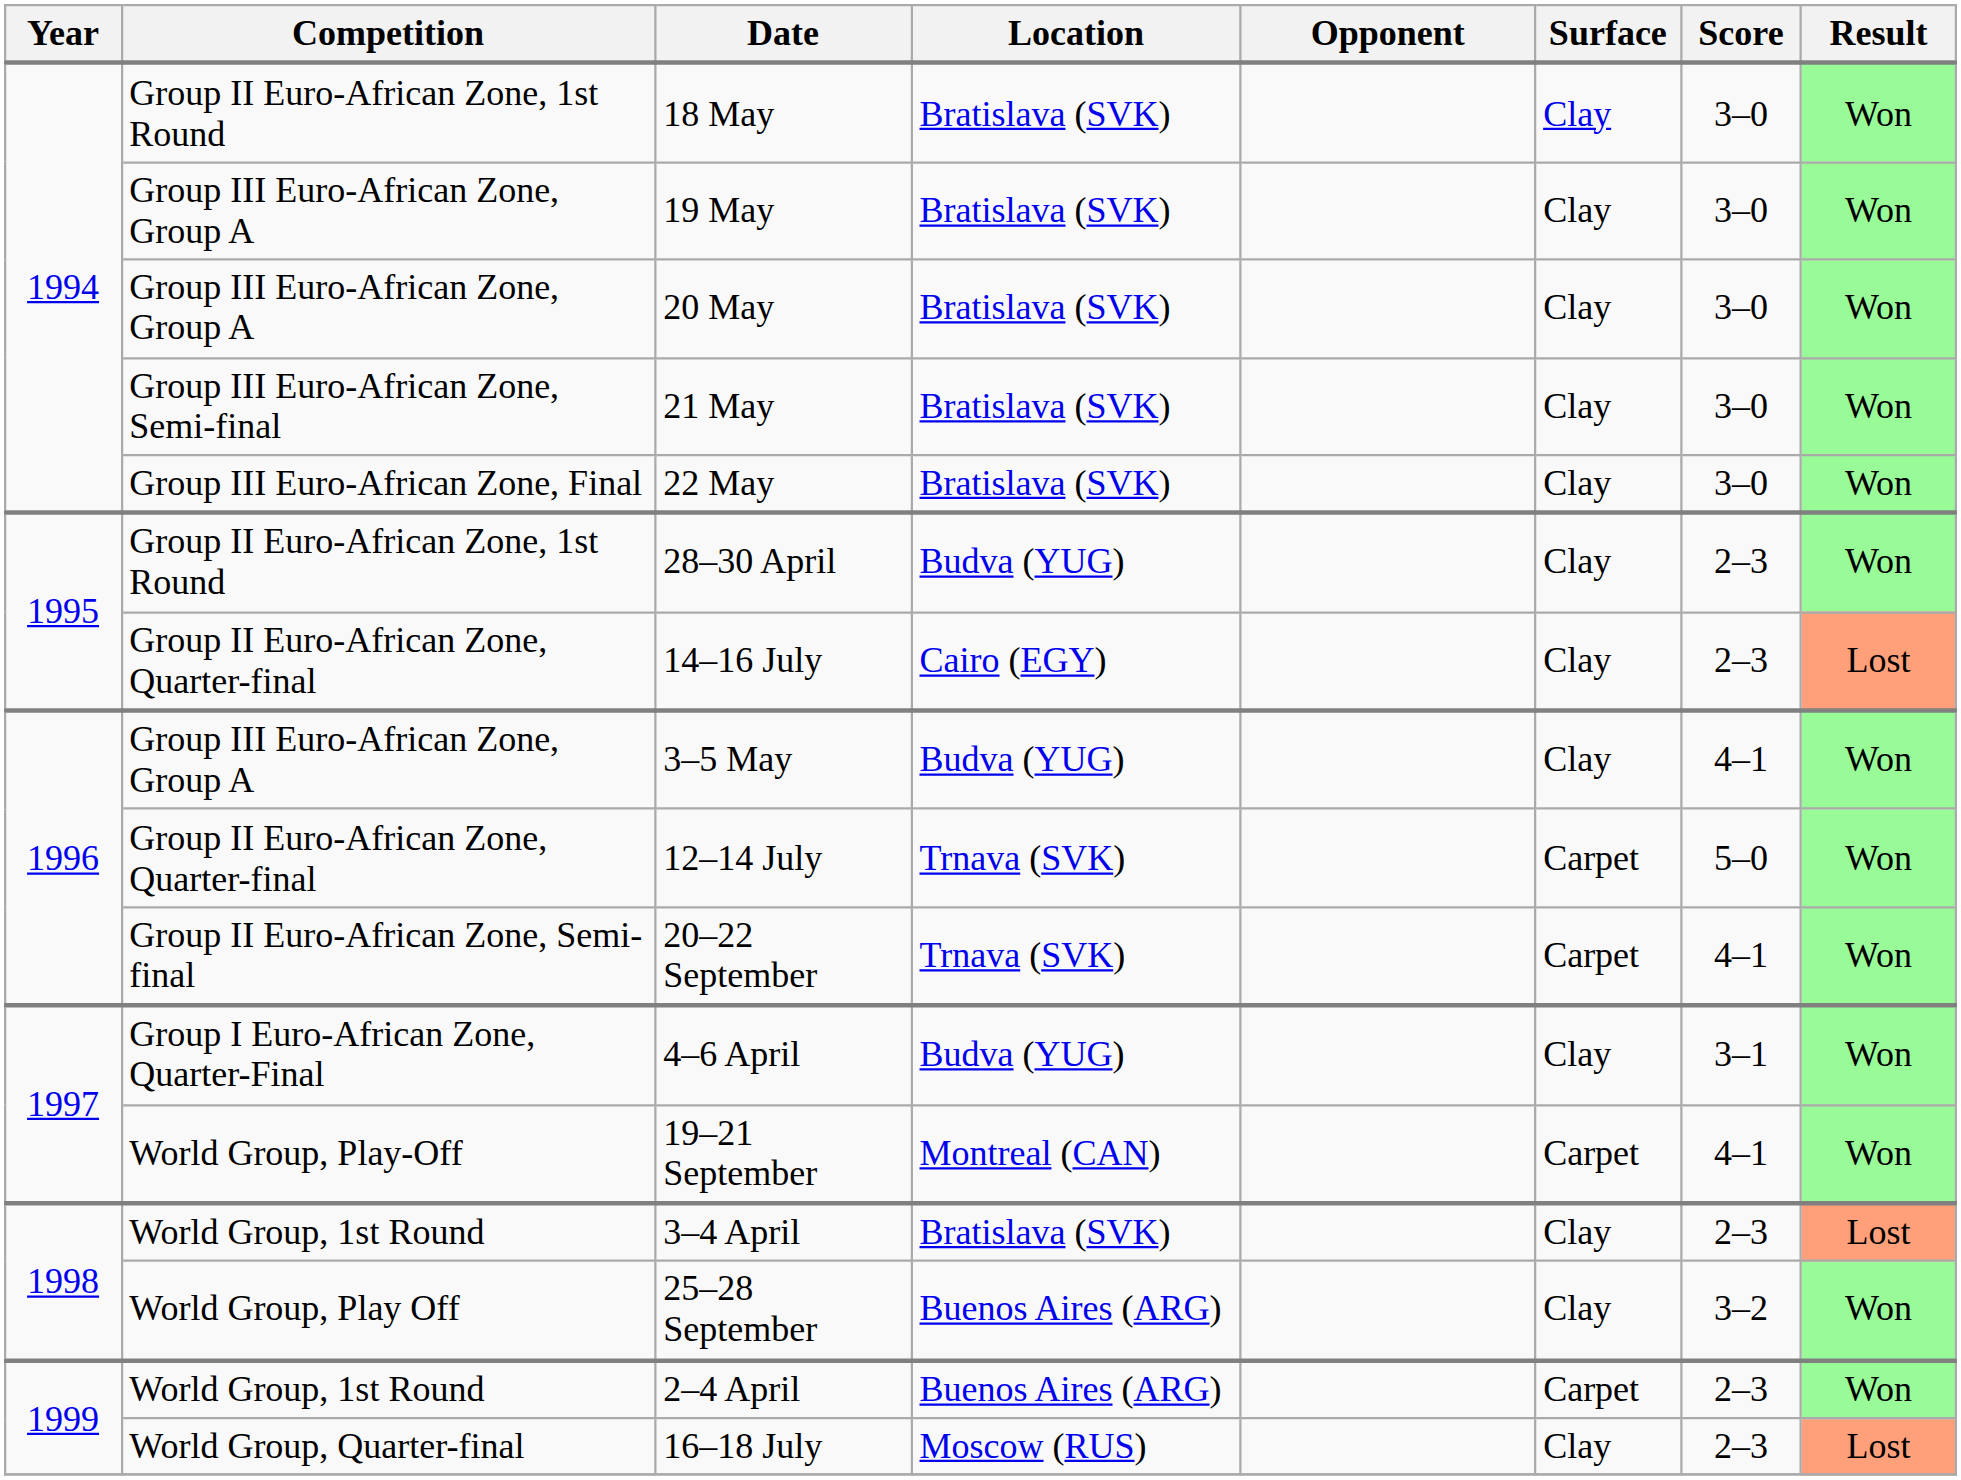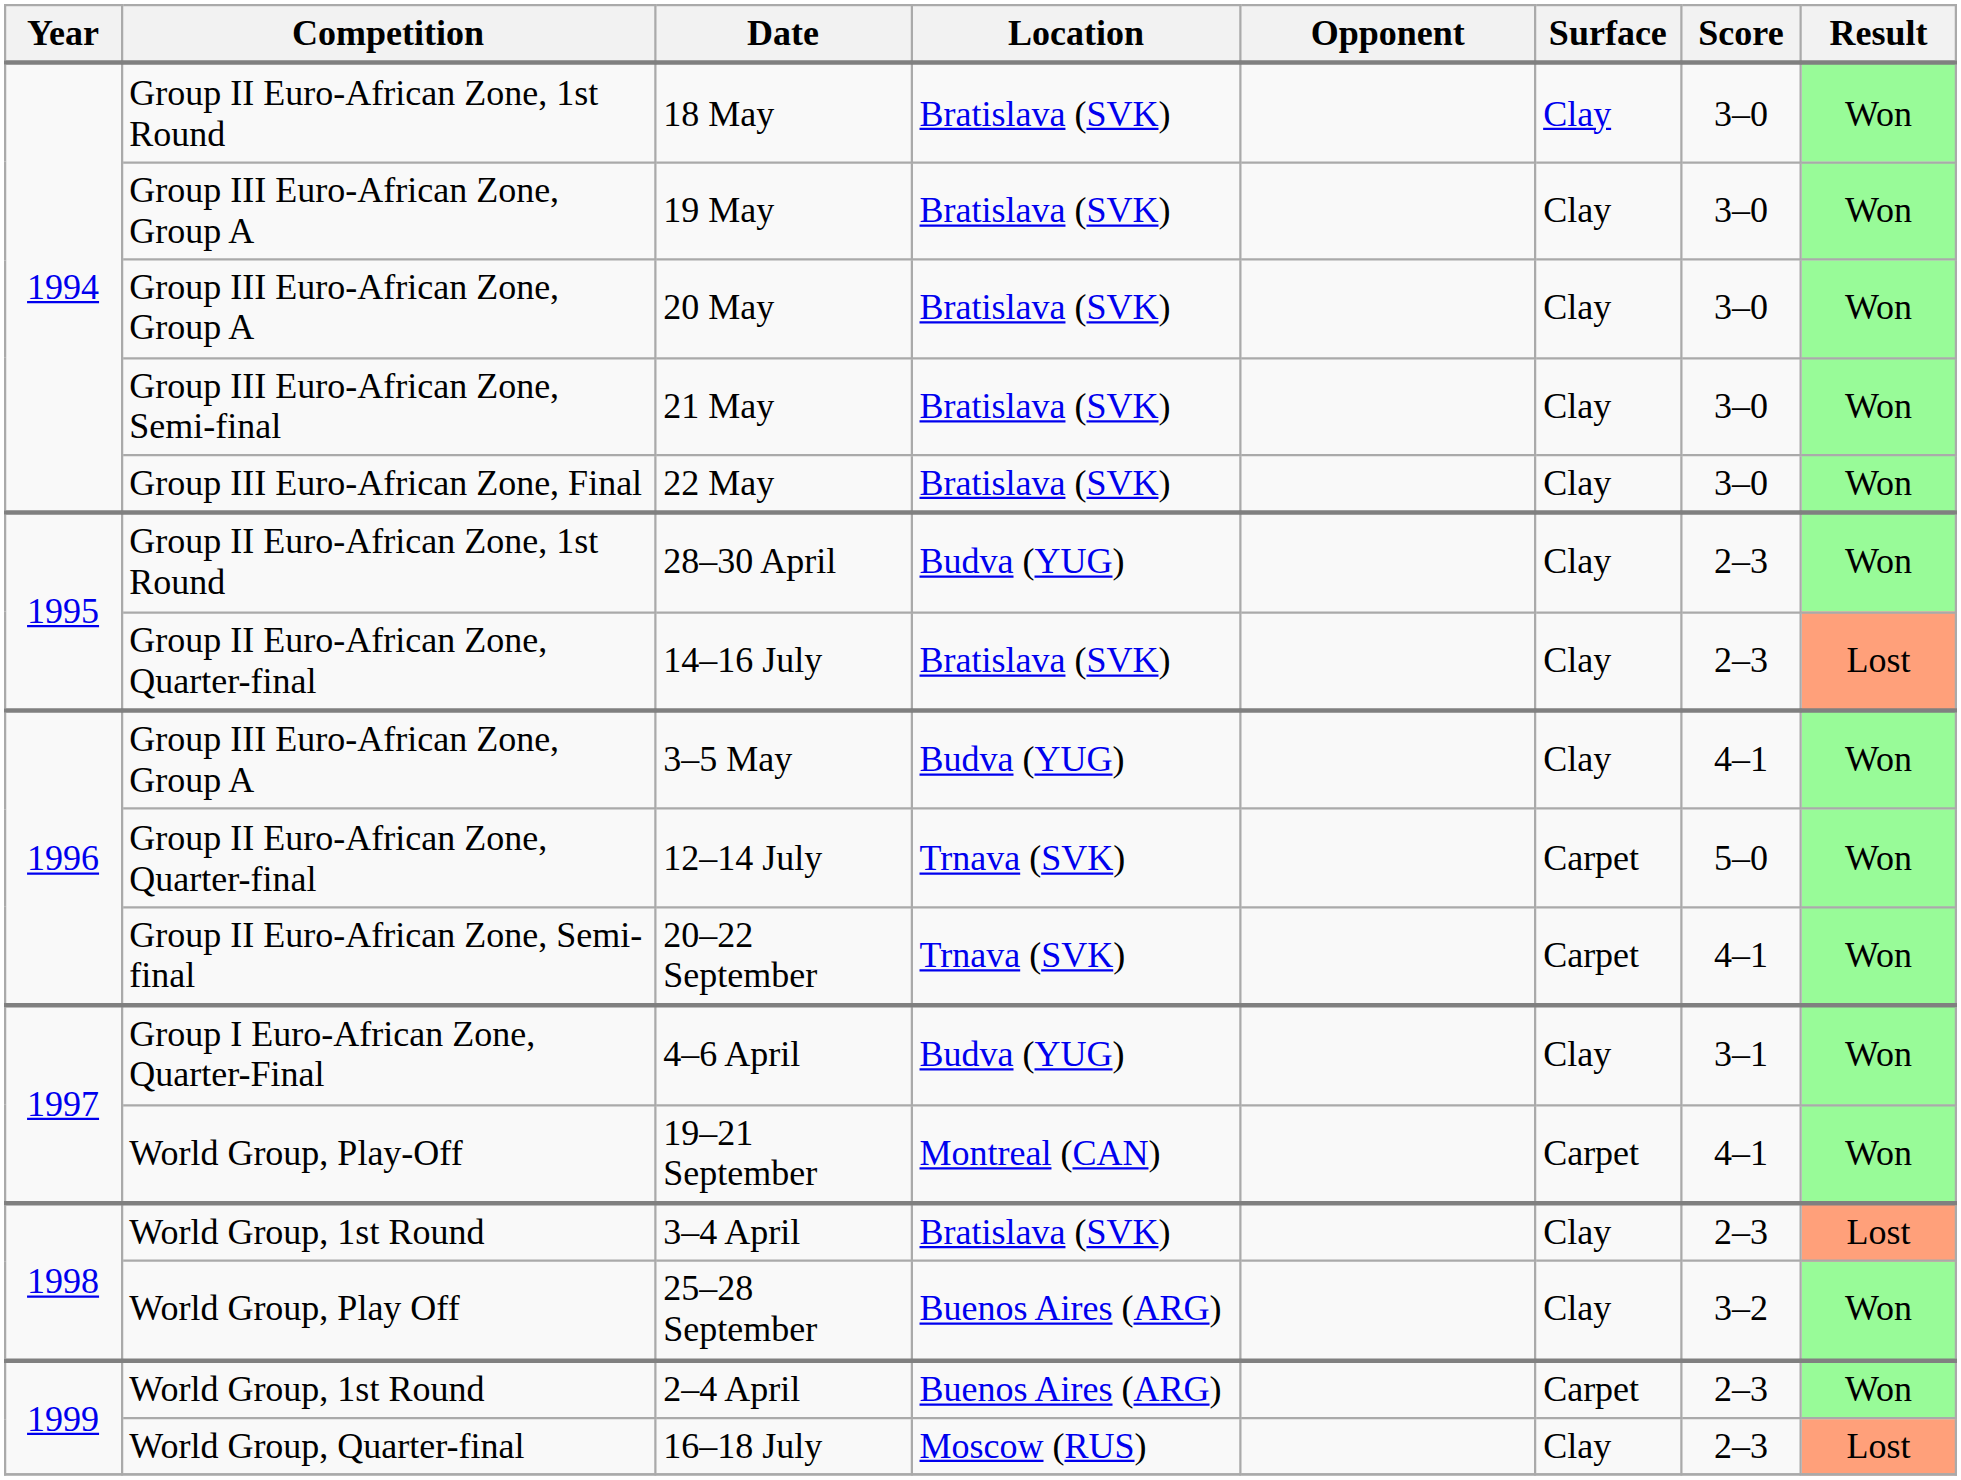(1013, 659) Cairo (EGY) -> (1045, 659) Bratislava (SVK)
